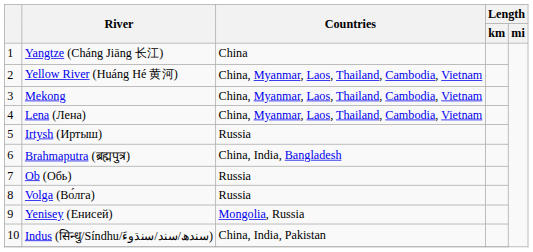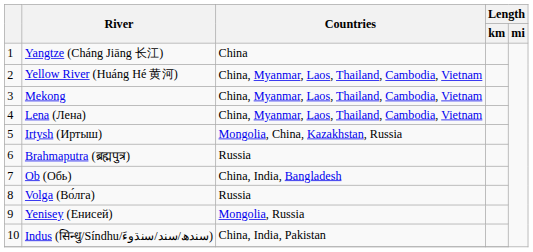(235, 134) Russia -> (310, 134) Mongolia, China, Kazakhstan, Russia
(280, 155) China, India, Bangladesh -> (235, 155) Russia
(235, 176) Russia -> (280, 176) China, India, Bangladesh
